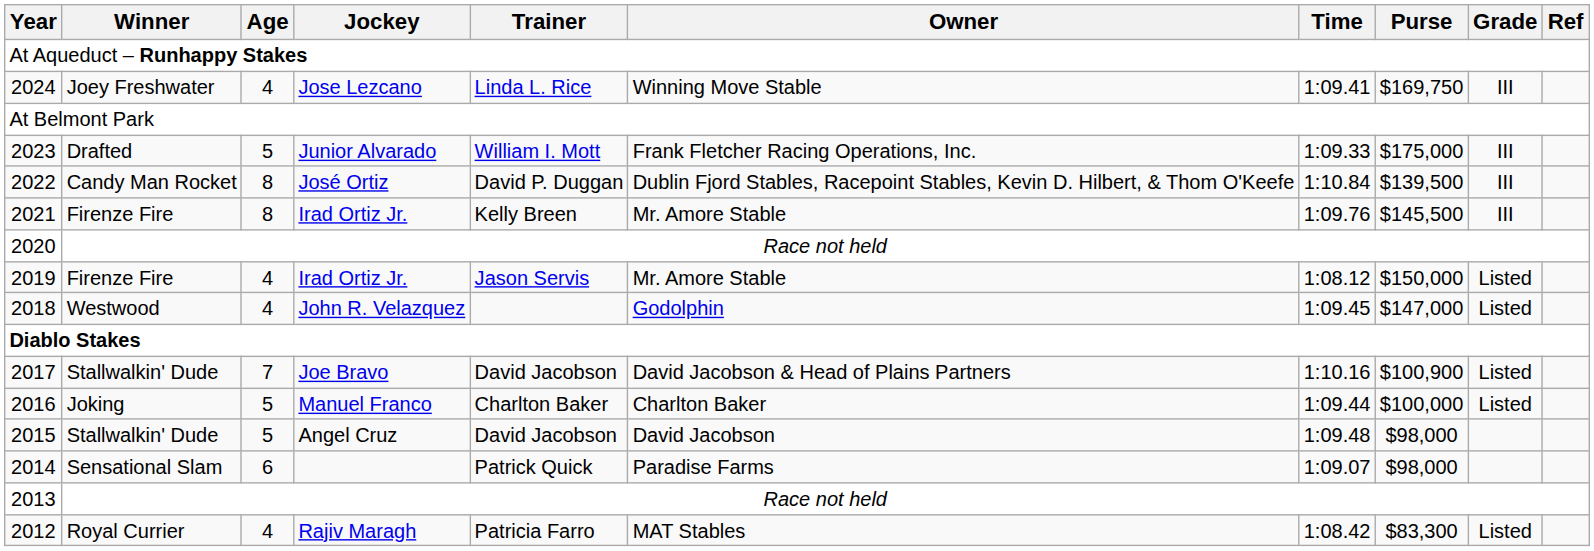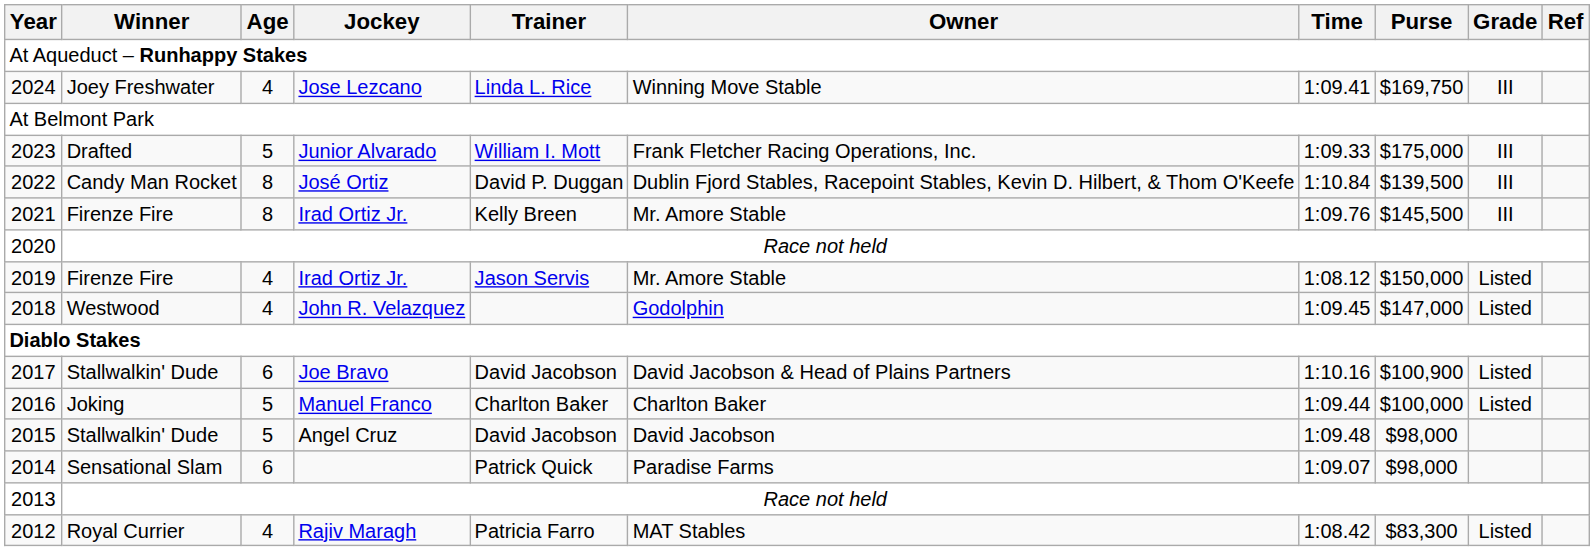(268, 372) 7 -> (268, 372) 6
